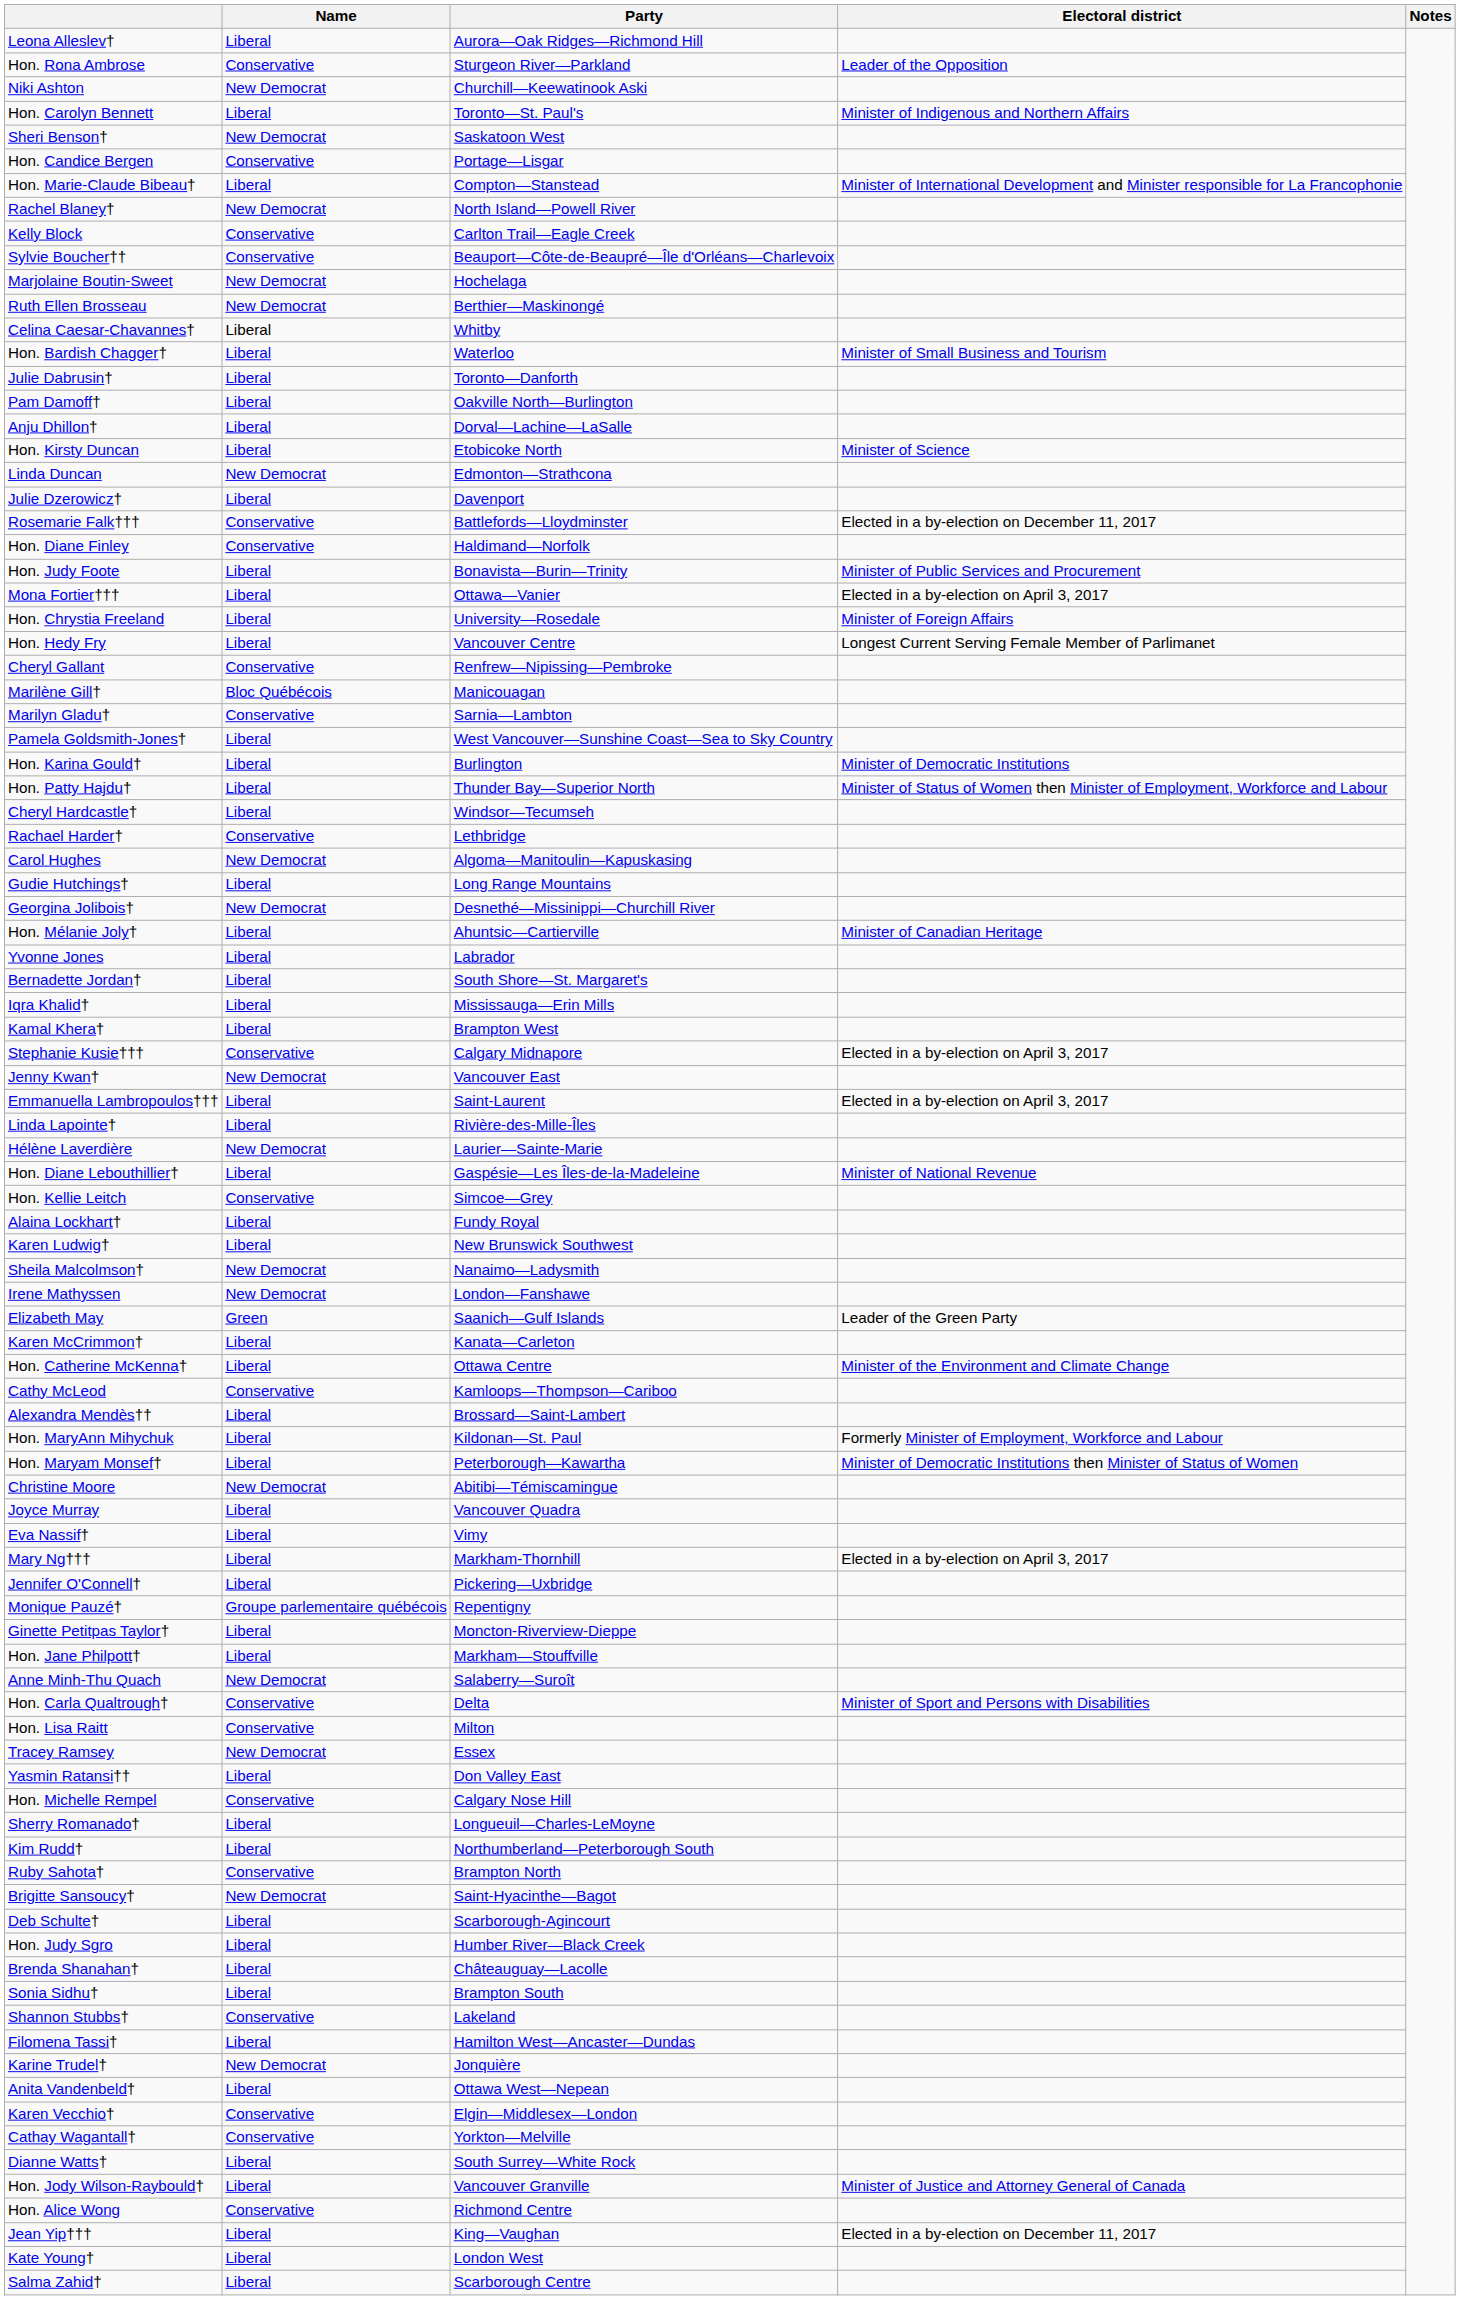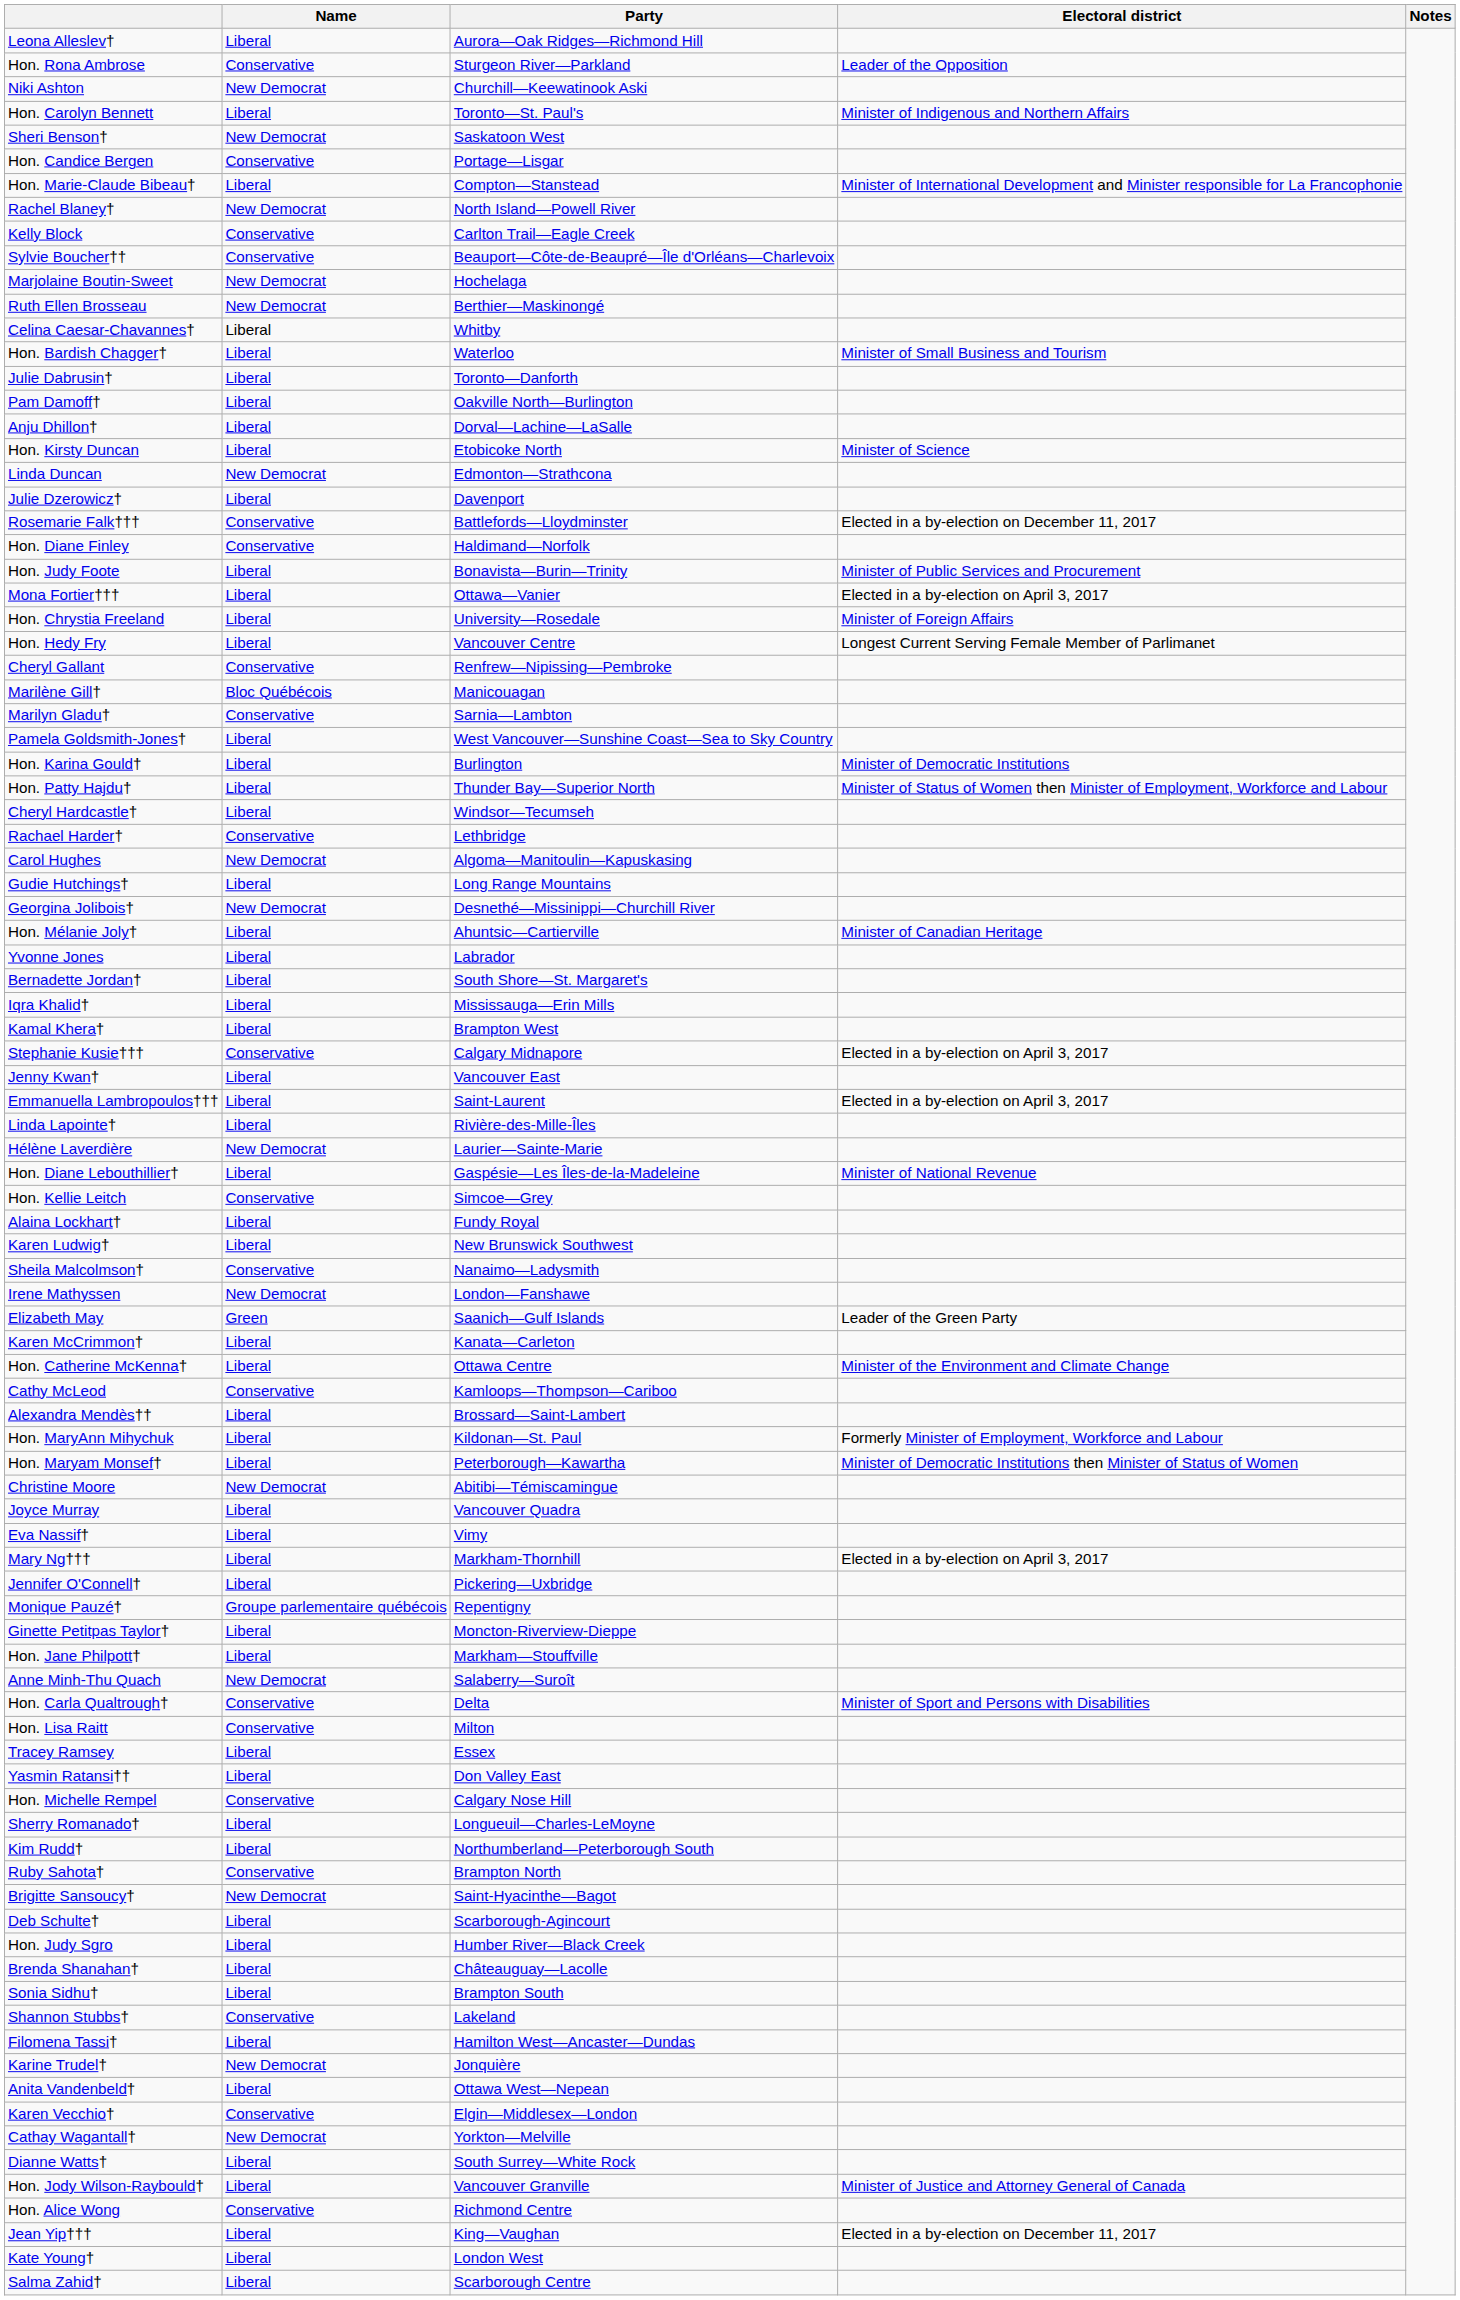(276, 1077) New Democrat -> (248, 1077) Liberal
(276, 1270) New Democrat -> (270, 1270) Conservative
(276, 1752) New Democrat -> (248, 1752) Liberal
(270, 2137) Conservative -> (276, 2137) New Democrat
